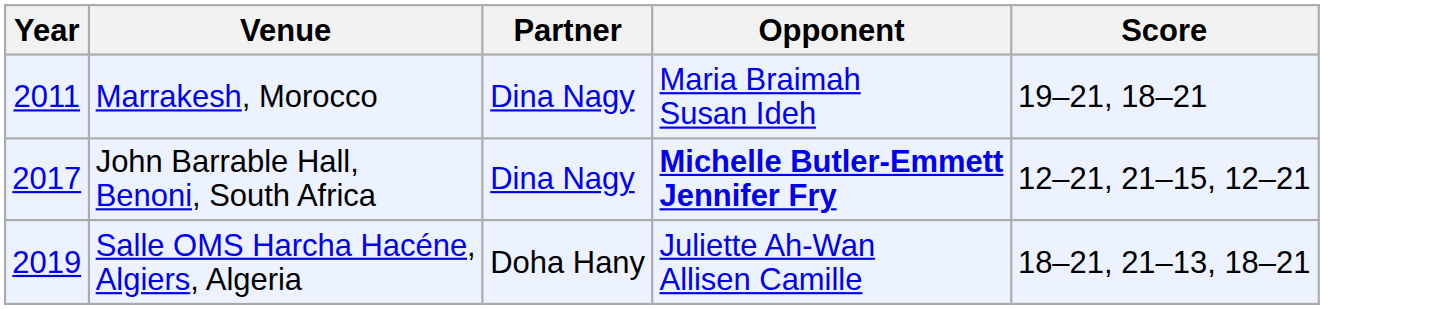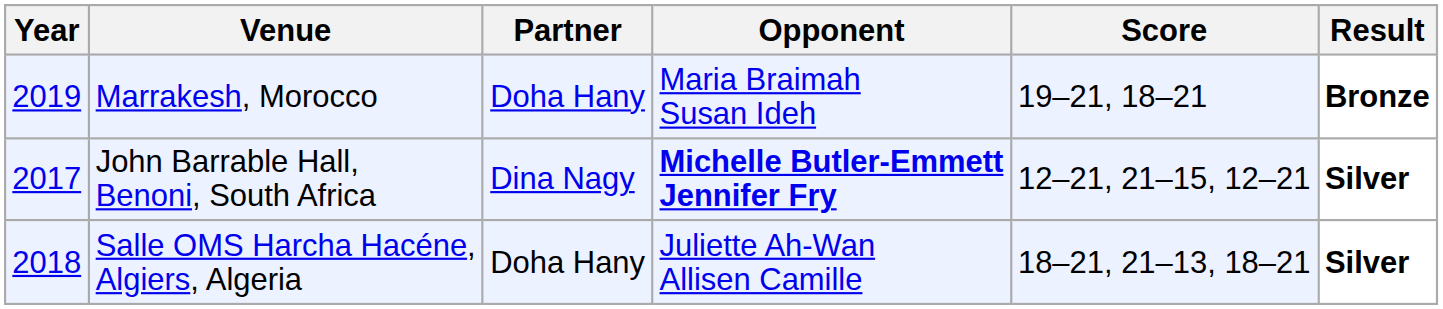+ column: (1377, 30)
(47, 96) 2011 -> (47, 96) 2019
(562, 96) Dina Nagy -> (568, 96) Doha Hany
(47, 263) 2019 -> (47, 263) 2018
